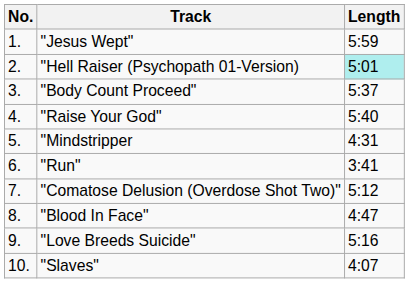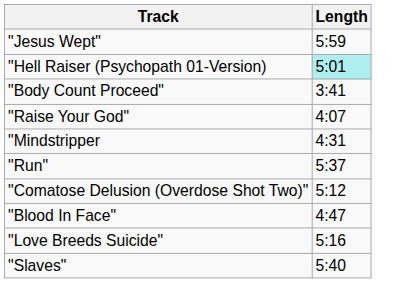- column: (21, 16)
(363, 91) 5:37 -> (331, 91) 3:41
(363, 116) 5:40 -> (331, 116) 4:07
(363, 166) 3:41 -> (331, 166) 5:37
(363, 265) 4:07 -> (331, 265) 5:40
